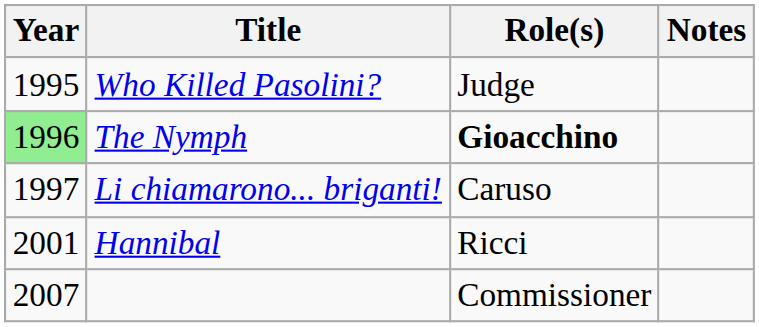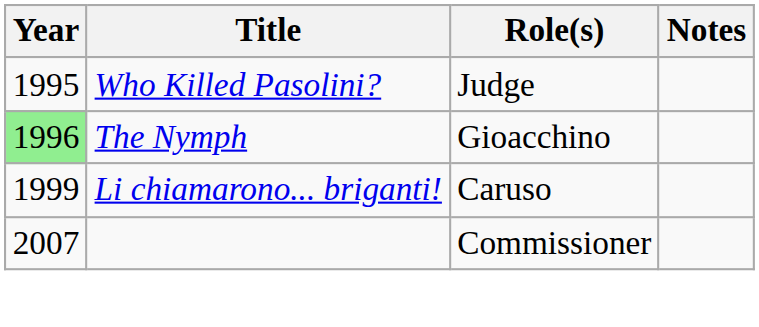(538, 136) bold -> (534, 136) normal
(46, 189) 1997 -> (46, 189) 1999
- row: (157, 242)
